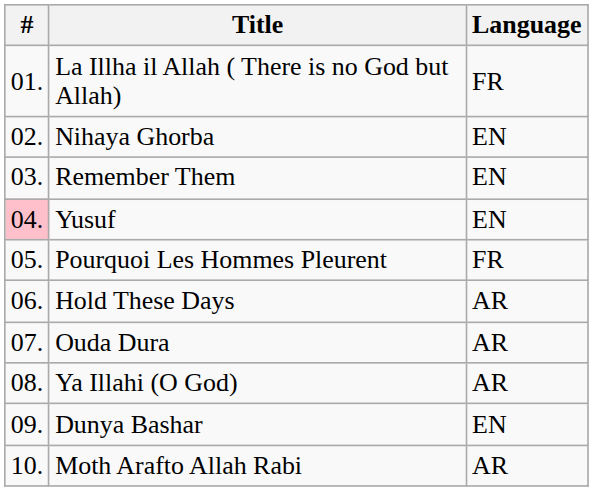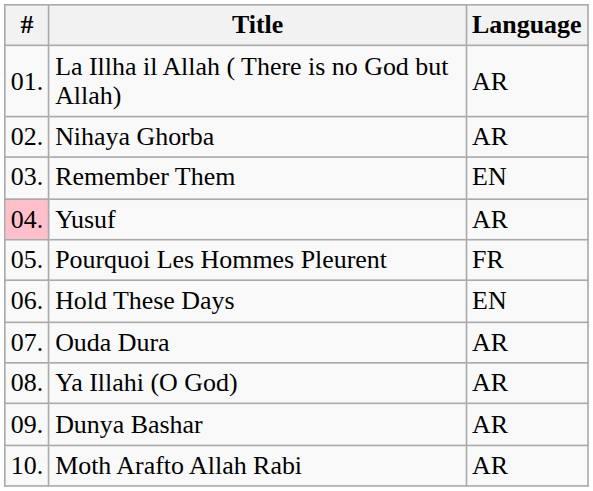(488, 80) FR -> (490, 80) AR
(489, 136) EN -> (490, 136) AR
(489, 218) EN -> (490, 218) AR
(490, 300) AR -> (489, 300) EN
(489, 424) EN -> (490, 424) AR
